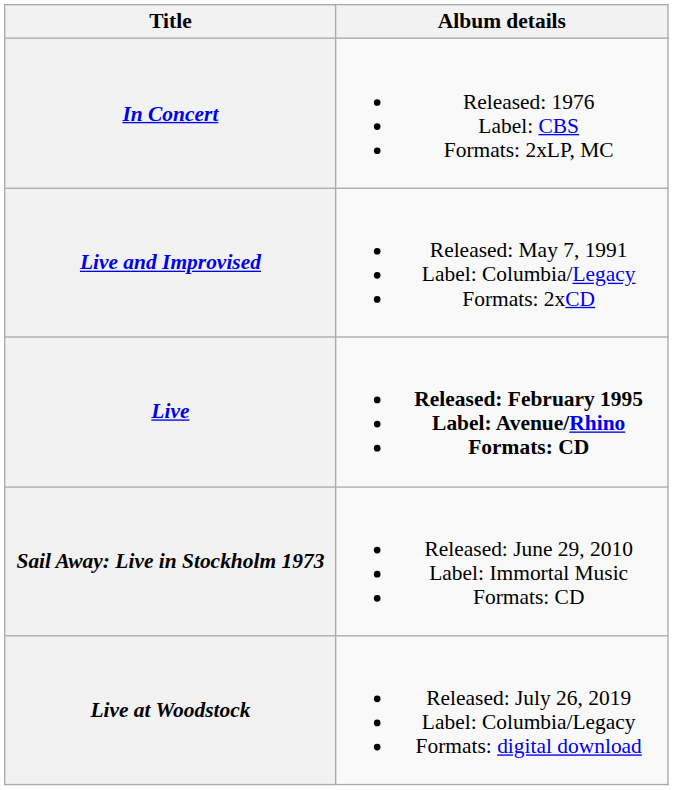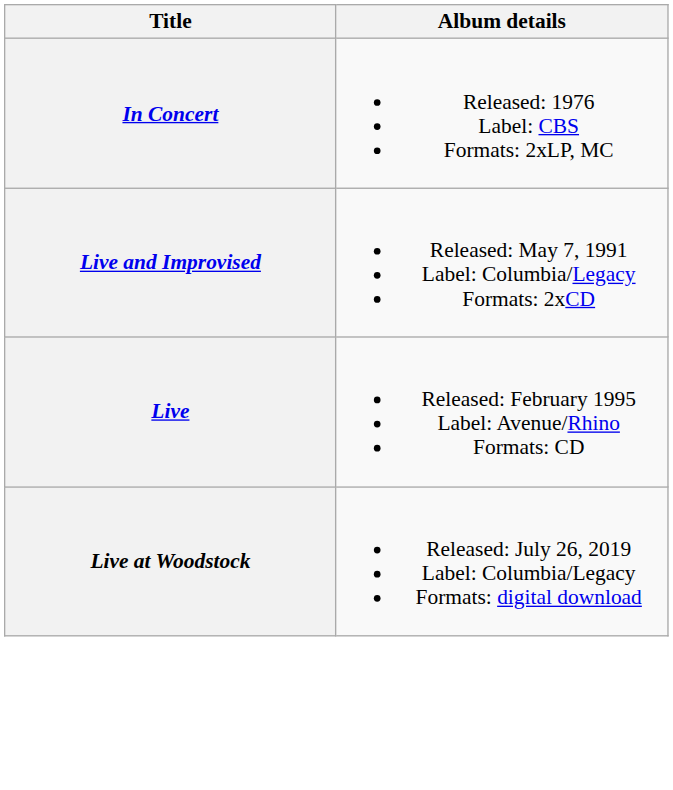(502, 424) bold -> (502, 424) normal
- row: (170, 560)
